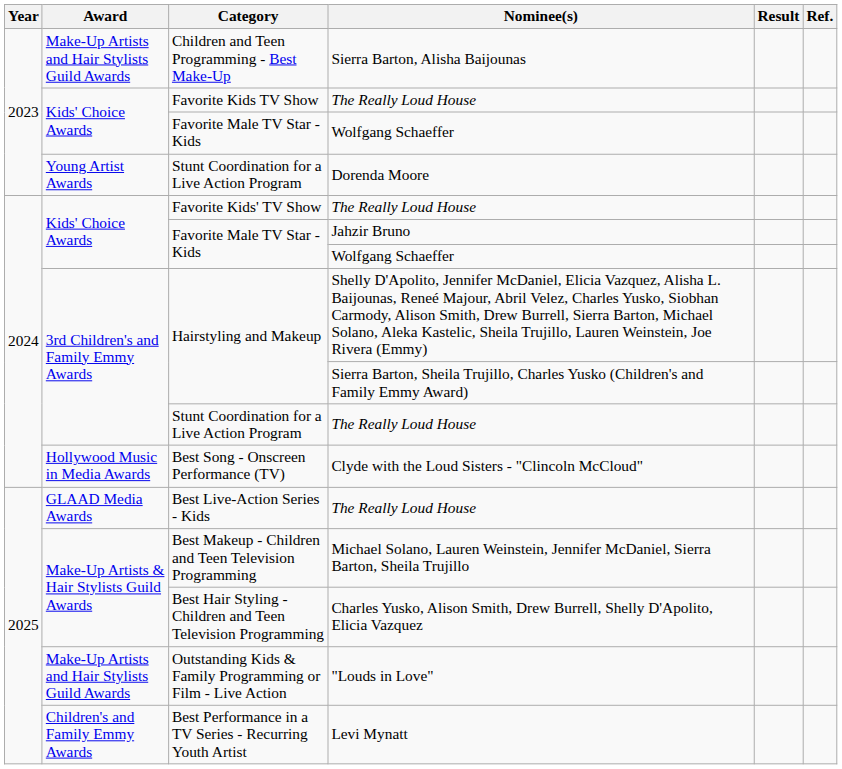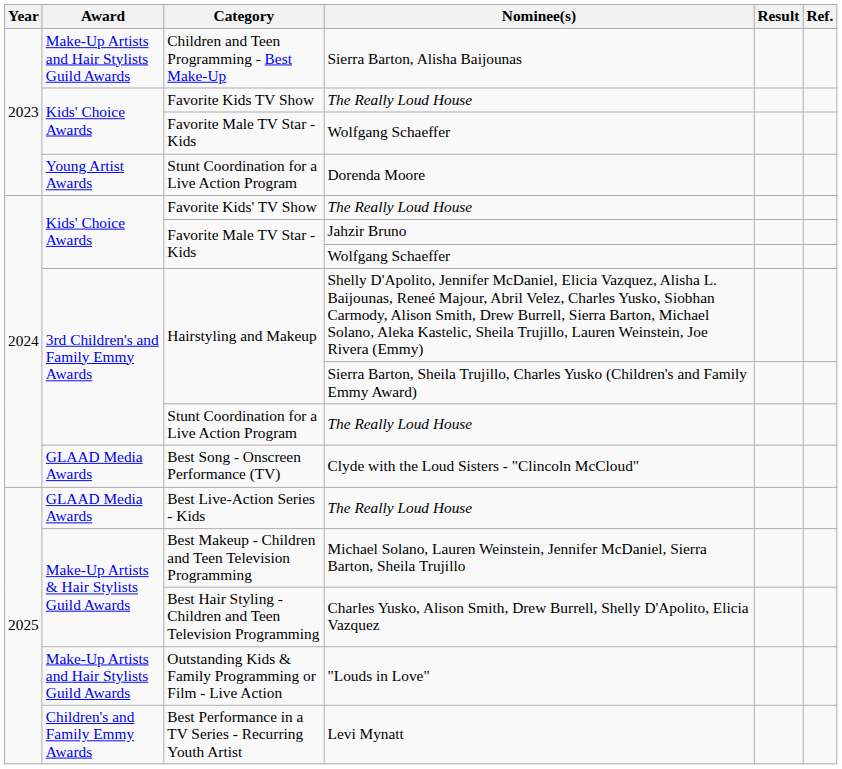(101, 466) Hollywood Music in Media Awards -> (94, 466) GLAAD Media Awards
